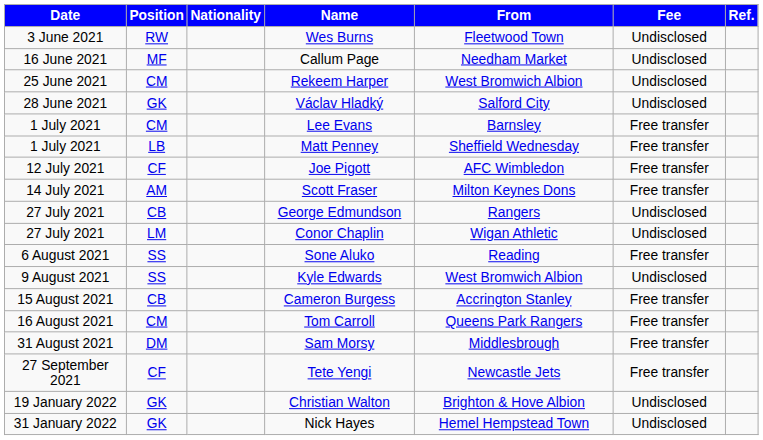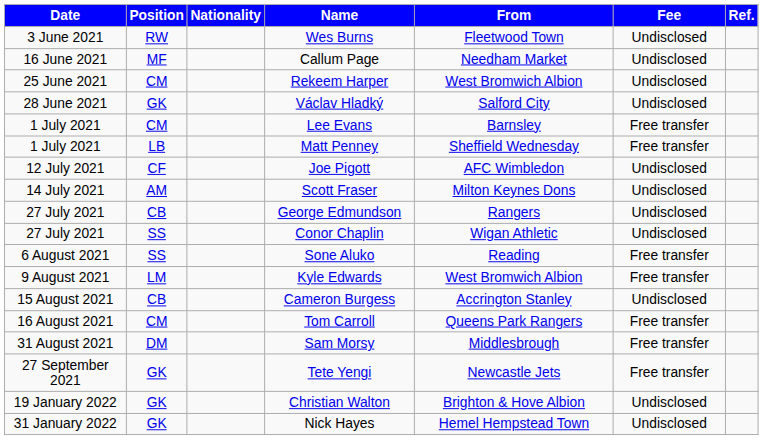(669, 169) Free transfer -> (669, 169) Undisclosed
(669, 191) Free transfer -> (669, 191) Undisclosed
(157, 234) LM -> (157, 234) SS
(157, 278) SS -> (157, 278) LM
(669, 278) Undisclosed -> (669, 278) Free transfer
(669, 300) Free transfer -> (669, 300) Undisclosed
(157, 373) CF -> (157, 373) GK
